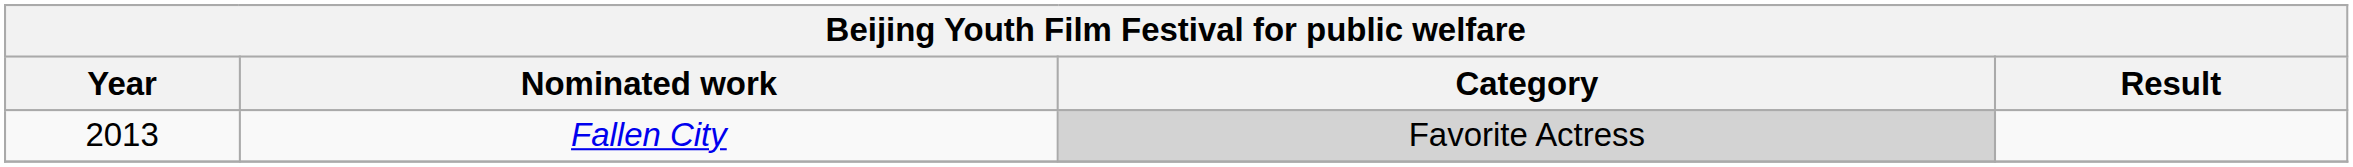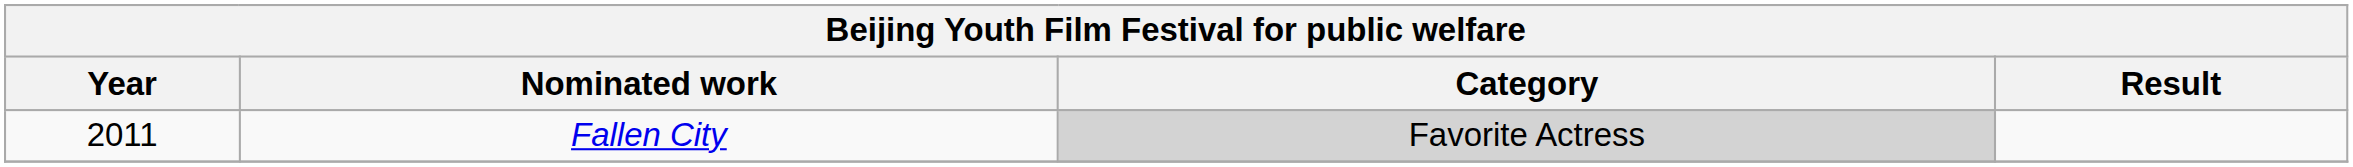(122, 135) 2013 -> (122, 135) 2011
